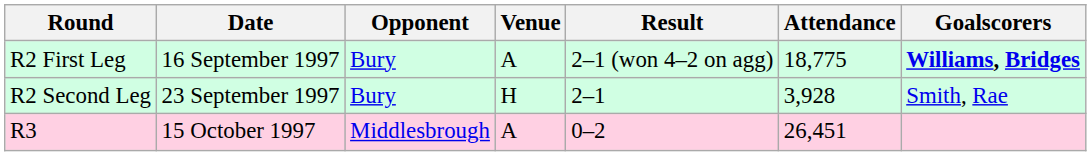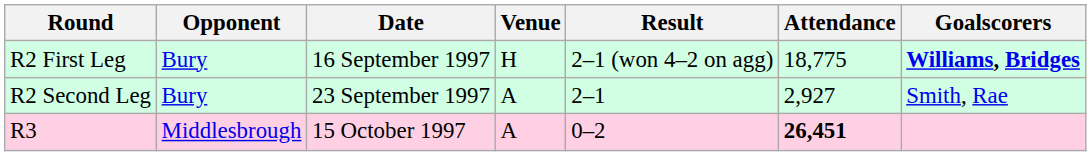columns swapped: (251, 22) <-> (420, 22)
(509, 58) A -> (509, 58) H
(509, 95) H -> (509, 95) A
(810, 95) 3,928 -> (810, 95) 2,927
(815, 131) normal -> (815, 131) bold
